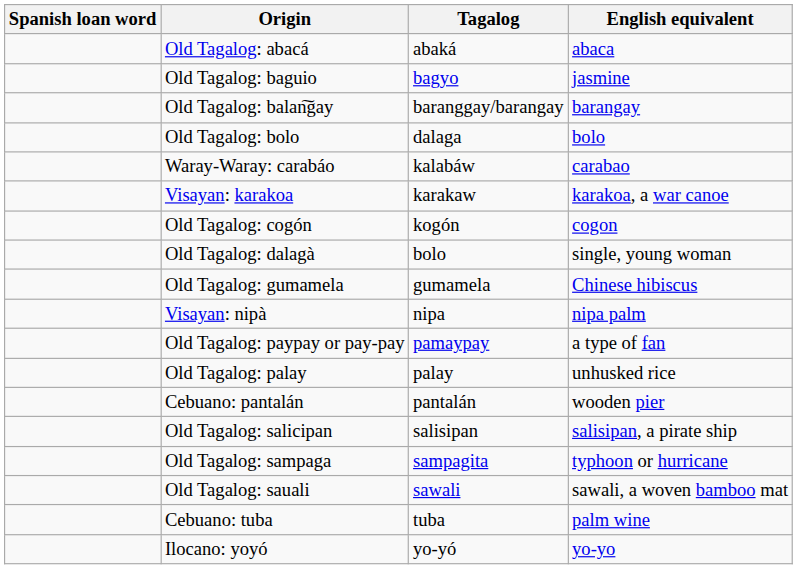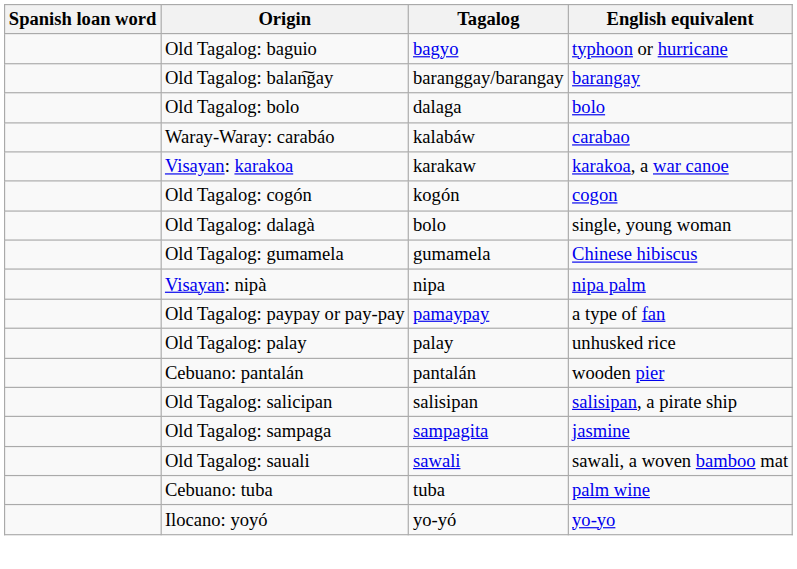- row: (237, 48)
(601, 78) jasmine -> (650, 48) typhoon or hurricane
(650, 460) typhoon or hurricane -> (601, 431) jasmine
